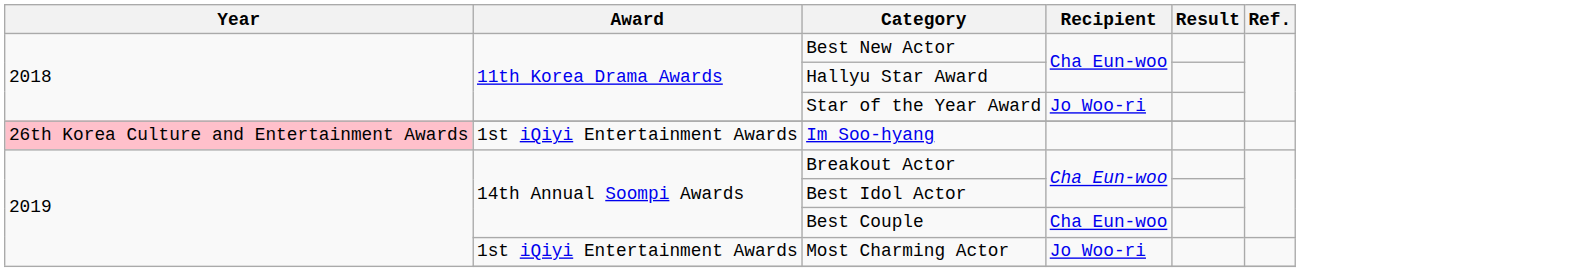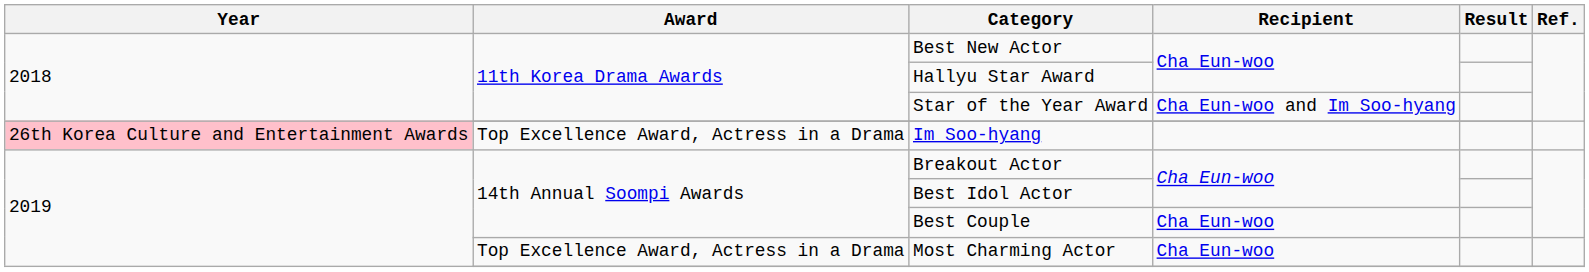(1098, 106) Jo Woo-ri -> (1306, 106) Cha Eun-woo and Im Soo-hyang
(637, 135) 1st iQiyi Entertainment Awards -> (691, 135) Top Excellence Award, Actress in a Drama
(637, 251) 1st iQiyi Entertainment Awards -> (691, 251) Top Excellence Award, Actress in a Drama
(1098, 251) Jo Woo-ri -> (1215, 251) Cha Eun-woo
